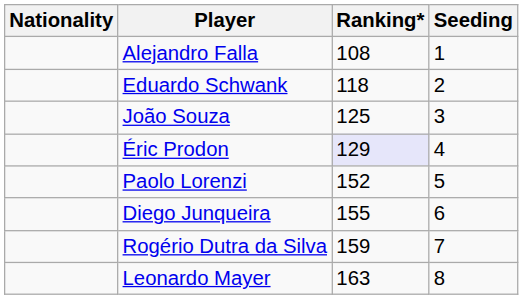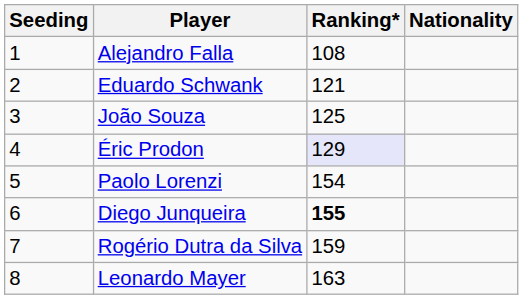columns swapped: (61, 20) <-> (473, 20)
(353, 85) 118 -> (328, 85) 121
(353, 181) 152 -> (328, 181) 154
(353, 213) normal -> (328, 213) bold
